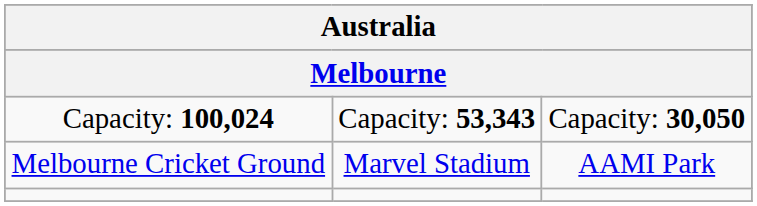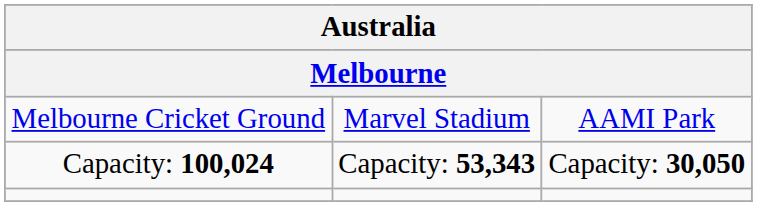rows swapped: (168, 164) <-> (168, 118)
